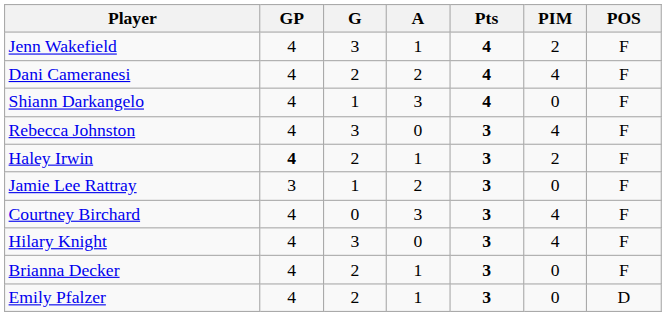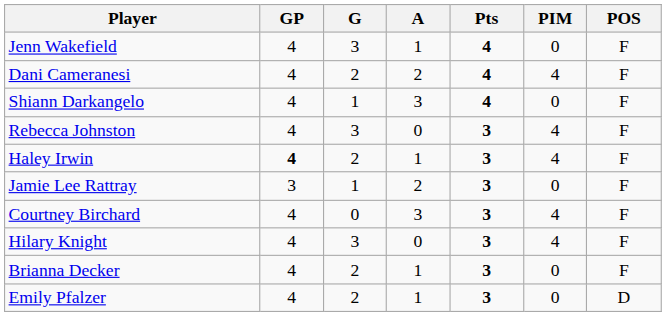(555, 46) 2 -> (555, 46) 0
(555, 158) 2 -> (555, 158) 4
